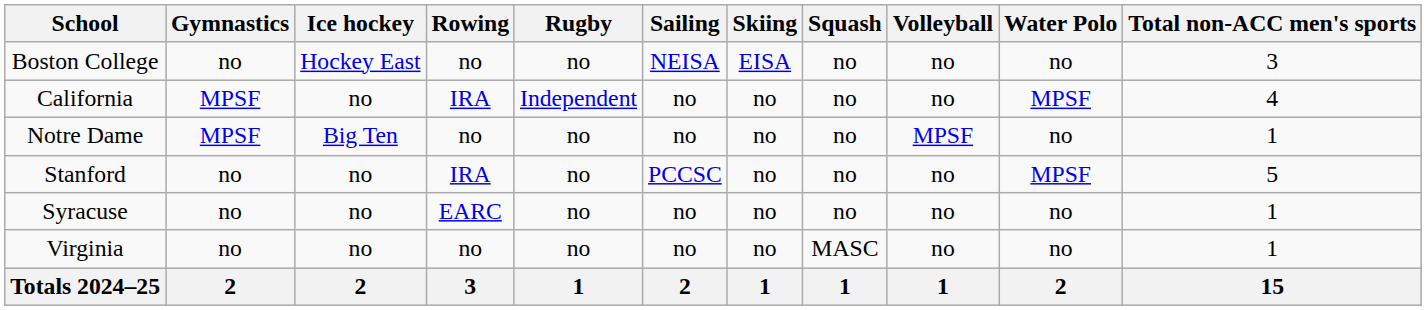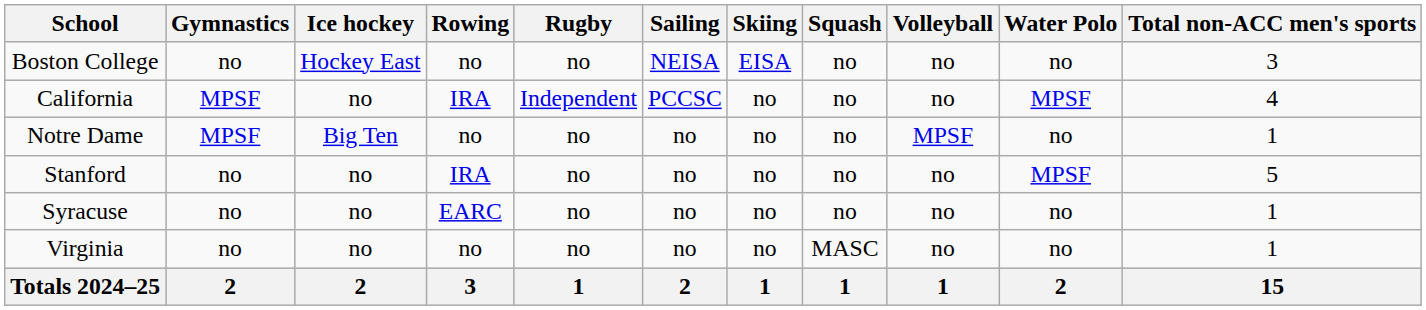(685, 98) no -> (685, 98) PCCSC
(685, 173) PCCSC -> (685, 173) no
